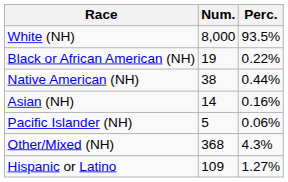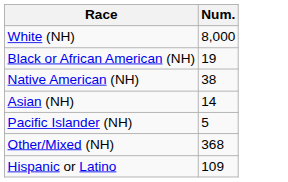- column: (261, 15)
